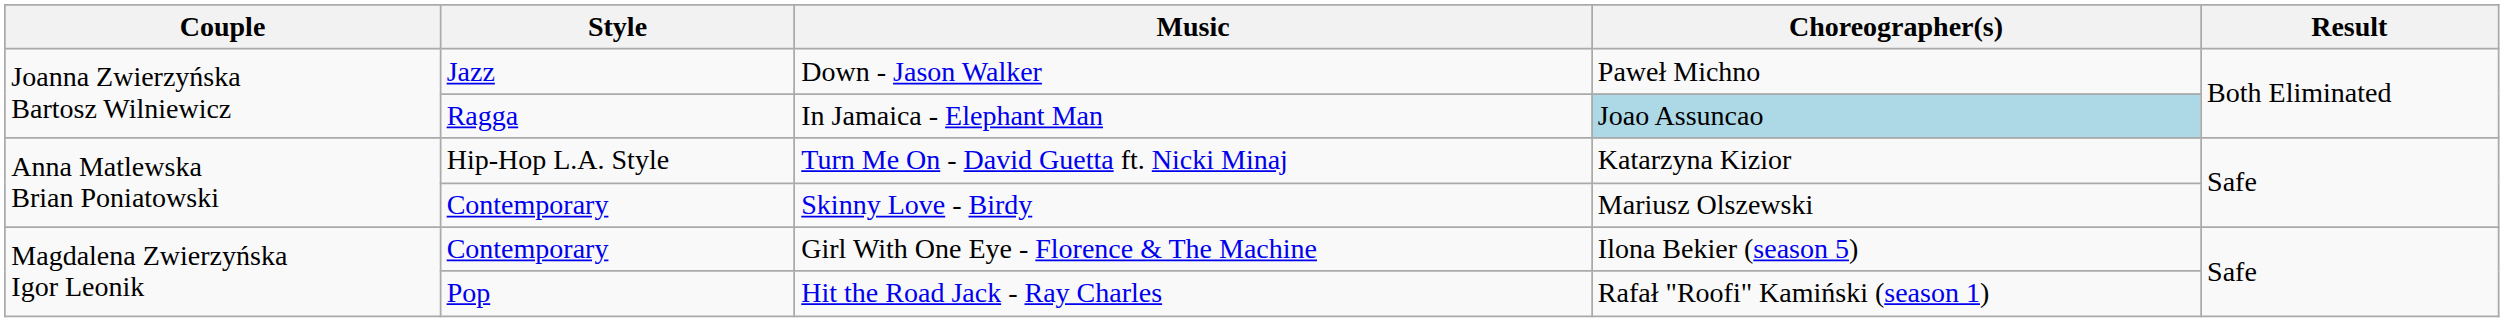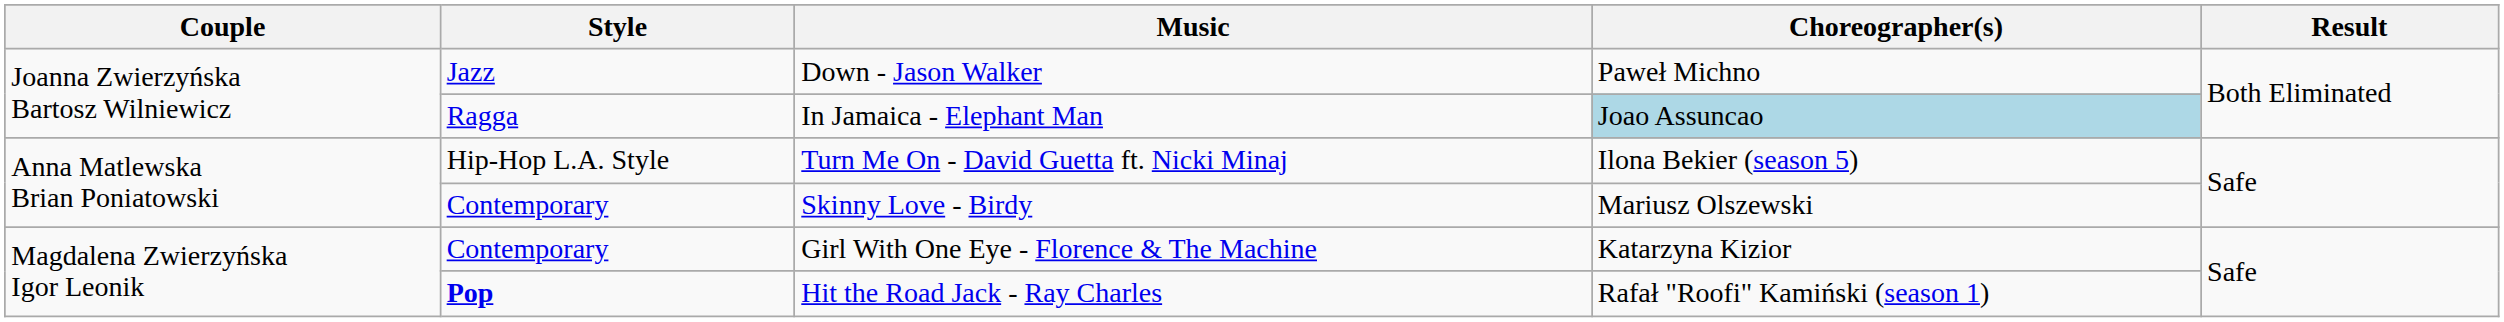(1695, 159) Katarzyna Kizior -> (1728, 159) Ilona Bekier (season 5)
(1728, 248) Ilona Bekier (season 5) -> (1695, 248) Katarzyna Kizior
(468, 293) normal -> (470, 293) bold
